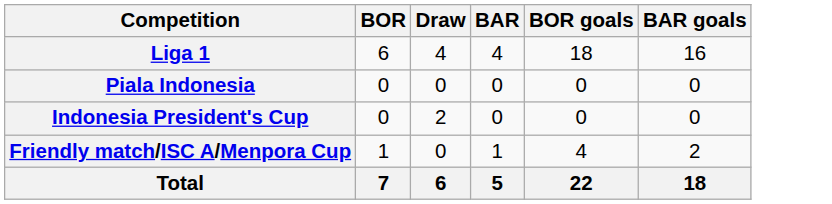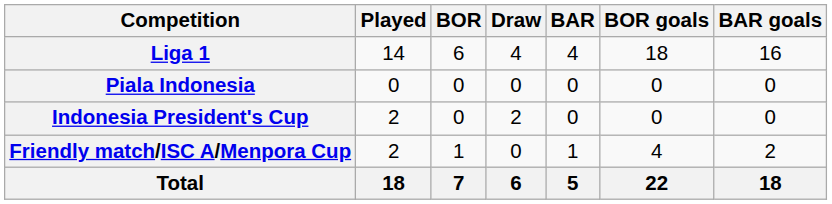+ column: (394, 20)
